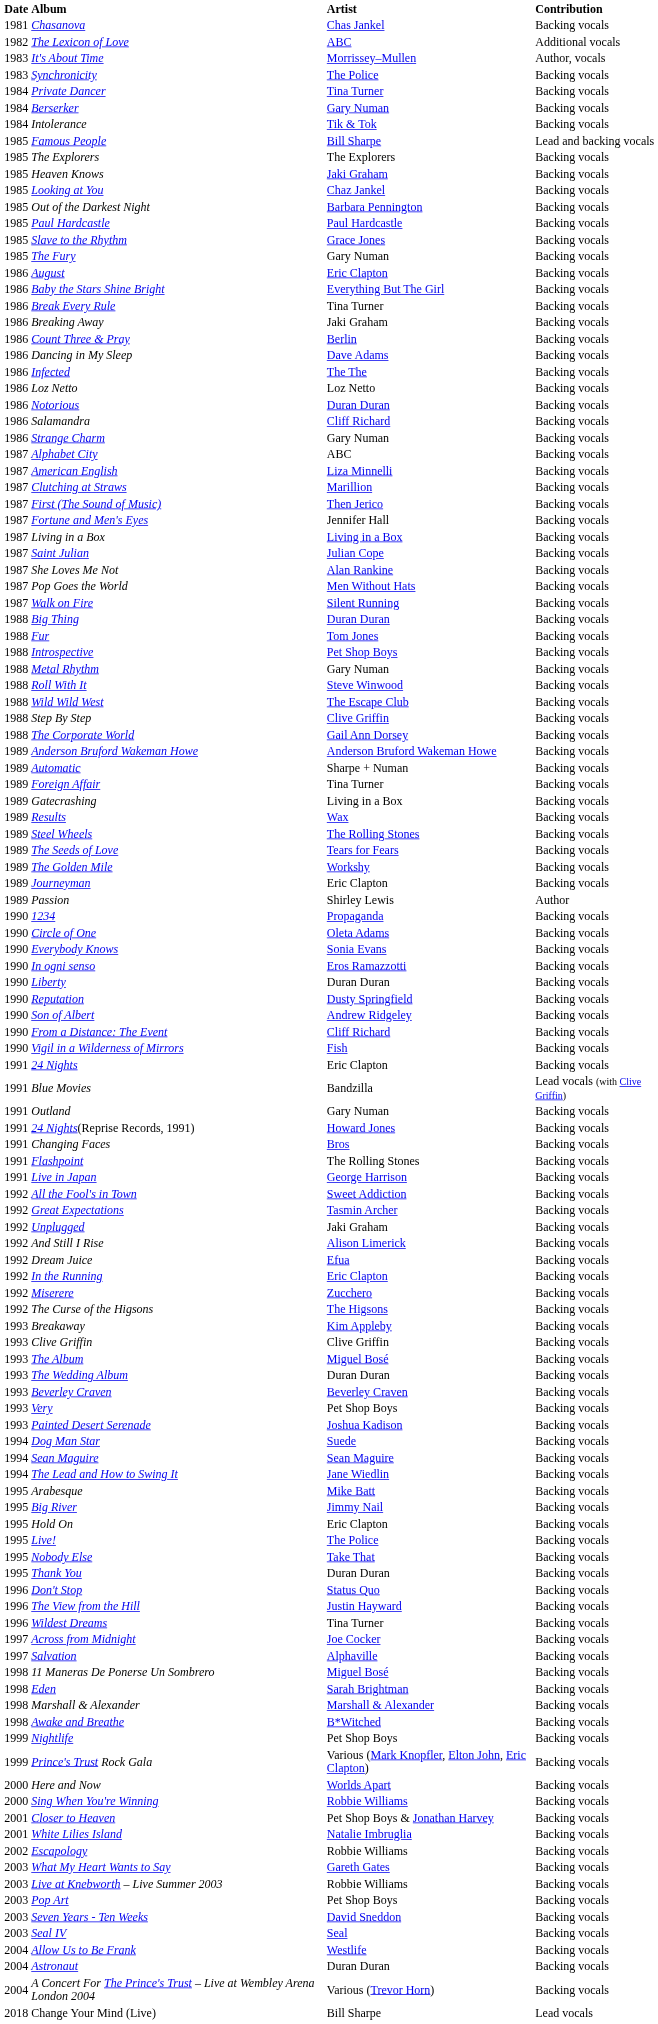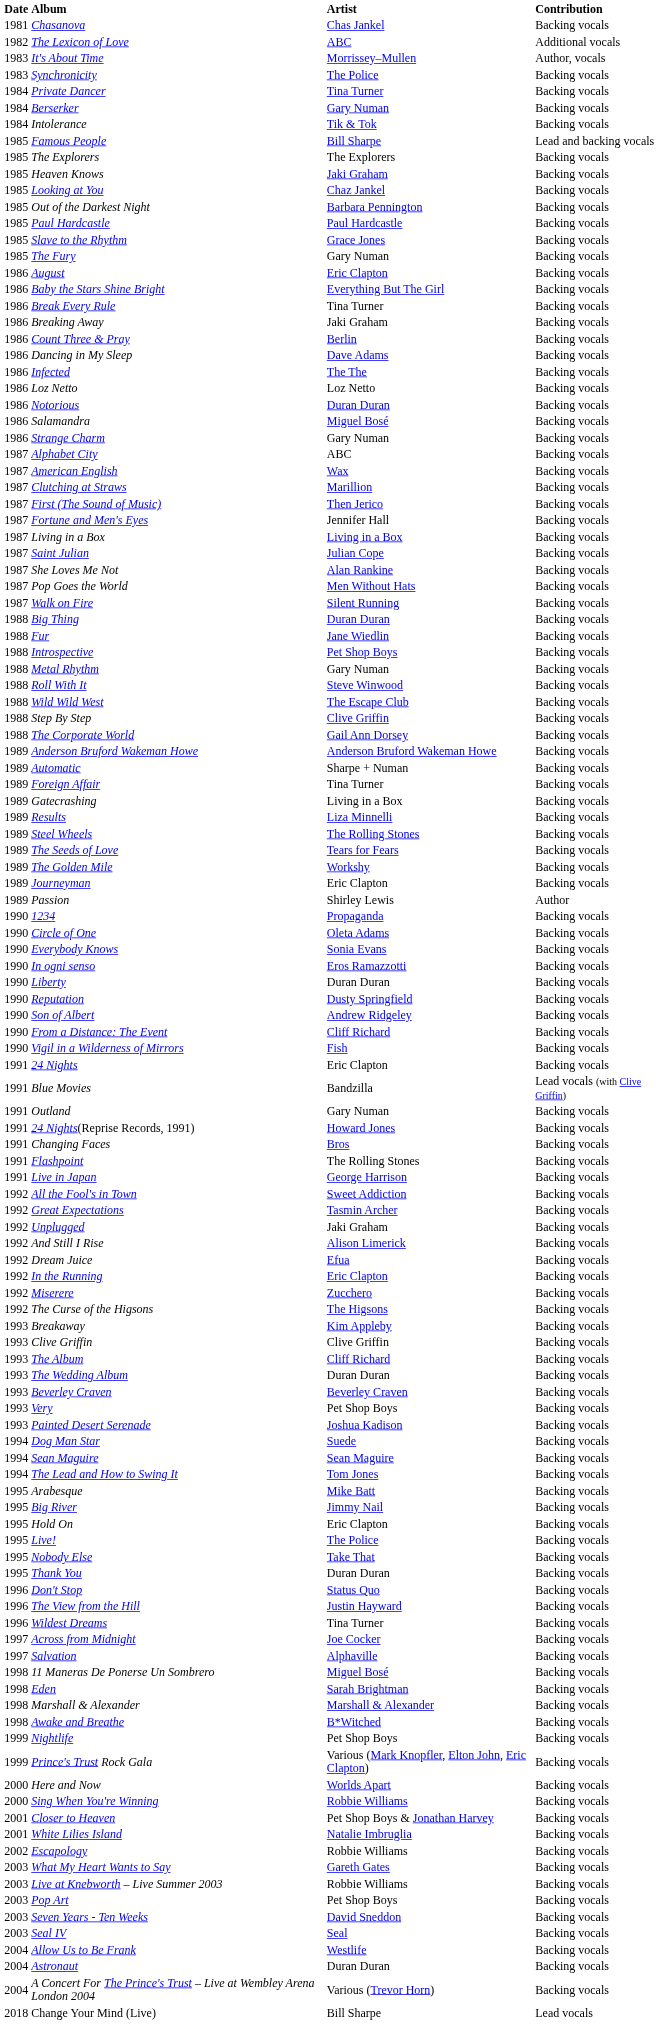(359, 421) Cliff Richard -> (358, 421) Miguel Bosé
(360, 471) Liza Minnelli -> (338, 471) Wax
(353, 636) Tom Jones -> (358, 636) Jane Wiedlin
(338, 817) Wax -> (360, 817) Liza Minnelli
(358, 1359) Miguel Bosé -> (359, 1359) Cliff Richard
(358, 1474) Jane Wiedlin -> (353, 1474) Tom Jones
